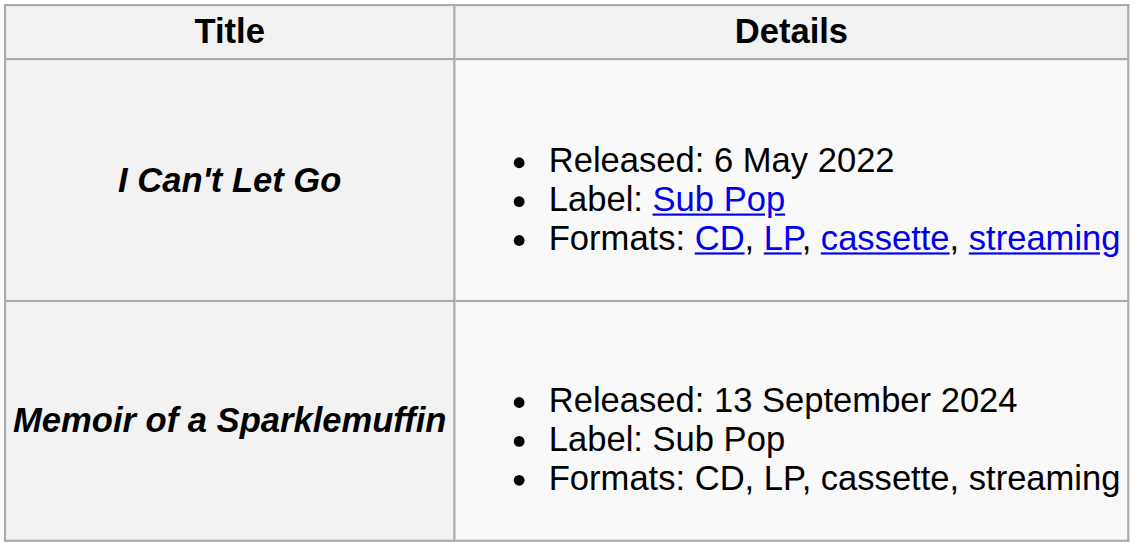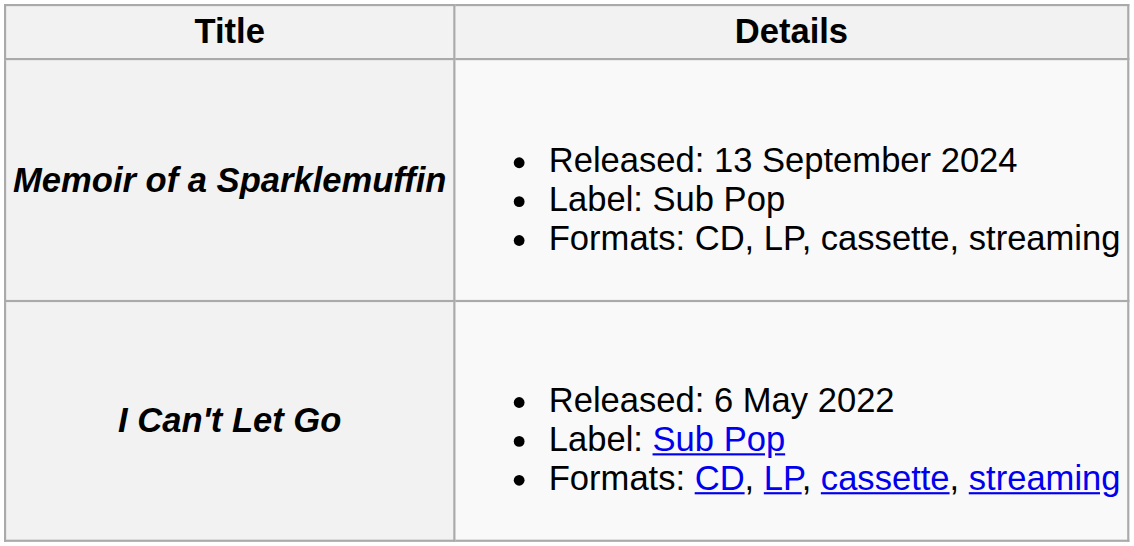rows swapped: (230, 179) <-> (230, 420)
